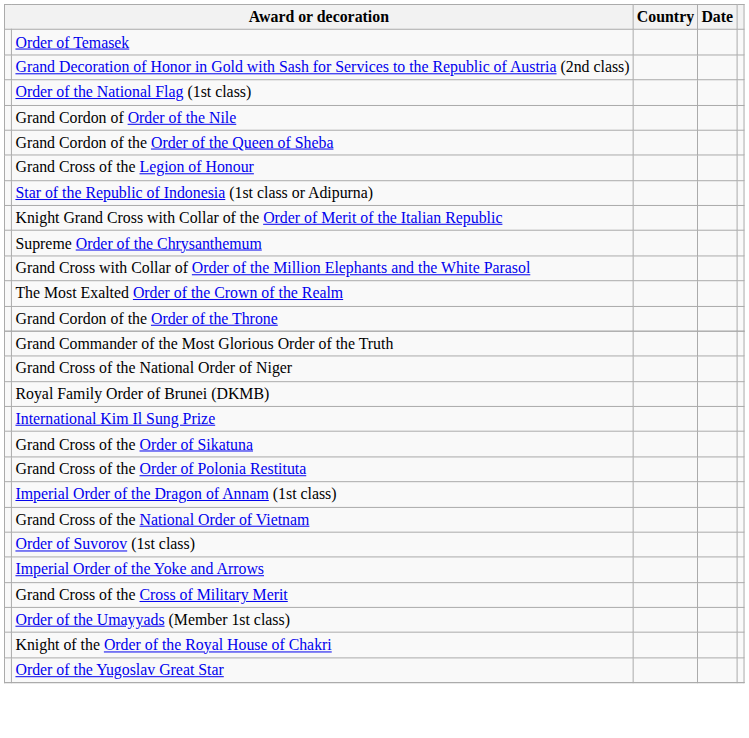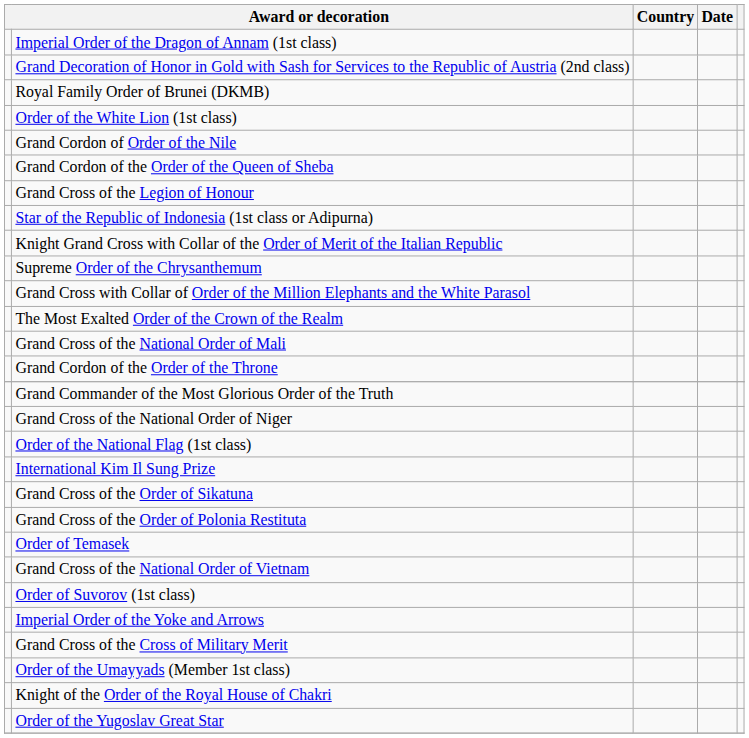rows swapped: (176, 494) <-> (72, 42)
rows swapped: (142, 393) <-> (133, 92)
+ row: (126, 117)
+ row: (151, 343)
